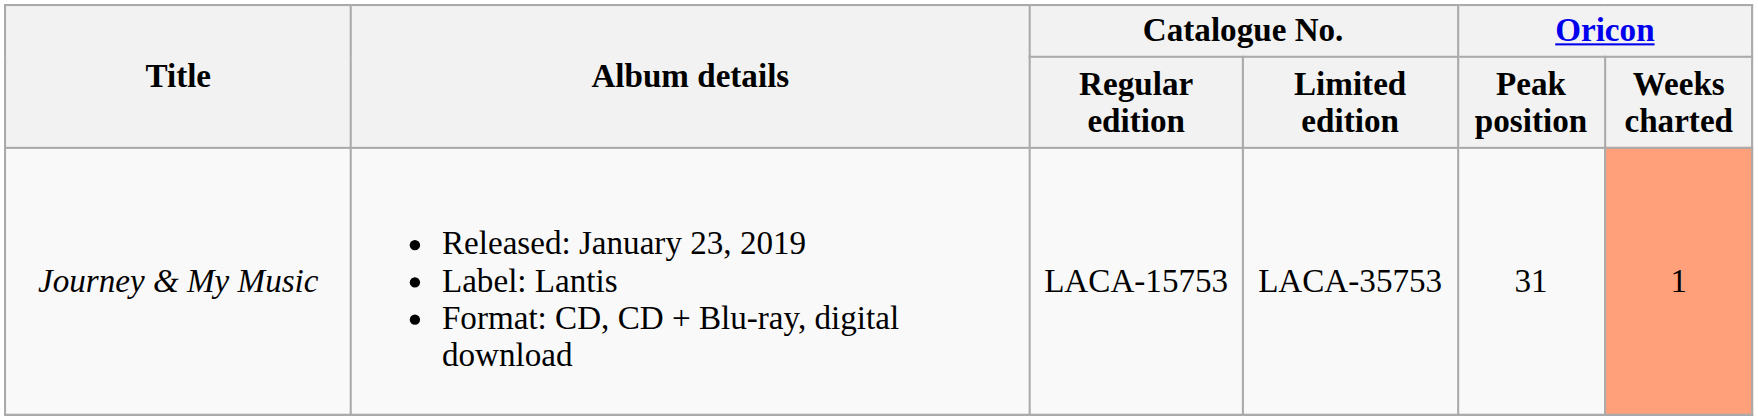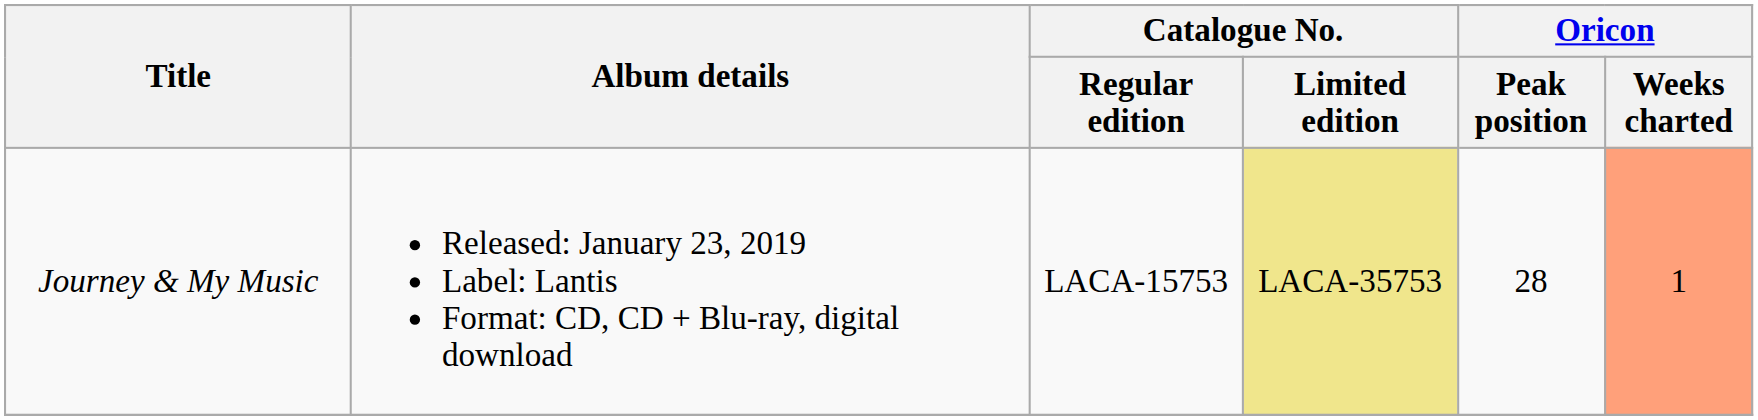(1350, 280) no background -> (1350, 280) khaki background
(1531, 280) 31 -> (1531, 280) 28
